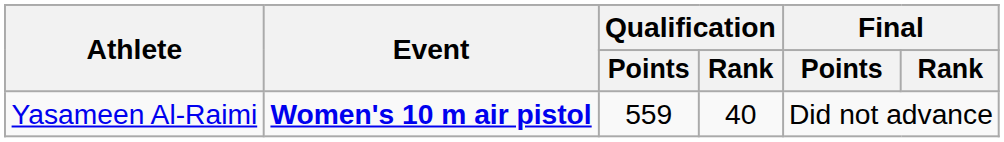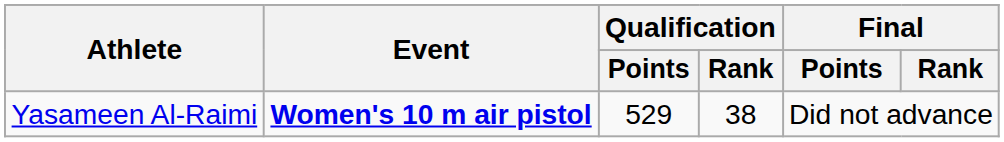(649, 114) 559 -> (649, 114) 529
(741, 114) 40 -> (741, 114) 38
